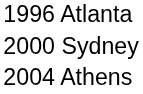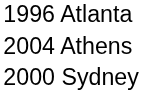rows swapped: (71, 46) <-> (68, 77)
